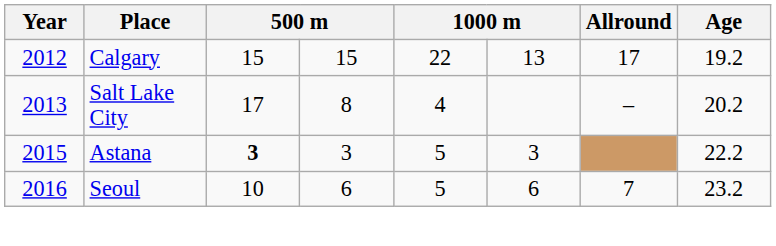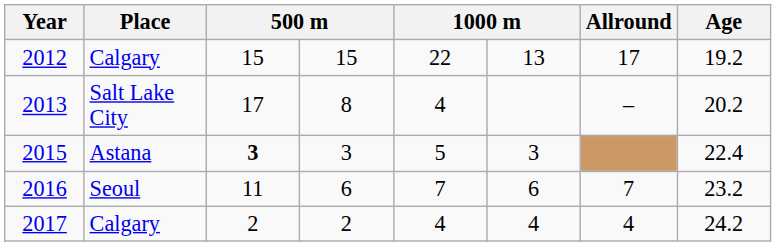(724, 152) 22.2 -> (724, 152) 22.4
(253, 188) 10 -> (253, 188) 11
(440, 188) 5 -> (440, 188) 7
+ row: (45, 223)
